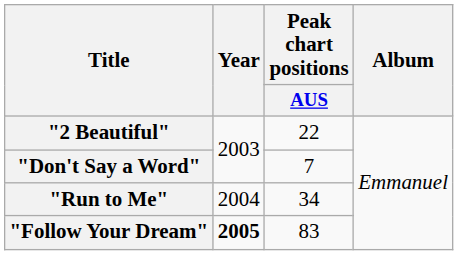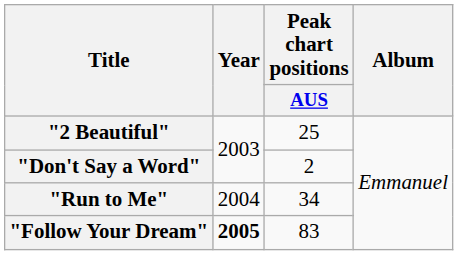(309, 132) 22 -> (309, 132) 25
(309, 165) 7 -> (309, 165) 2
